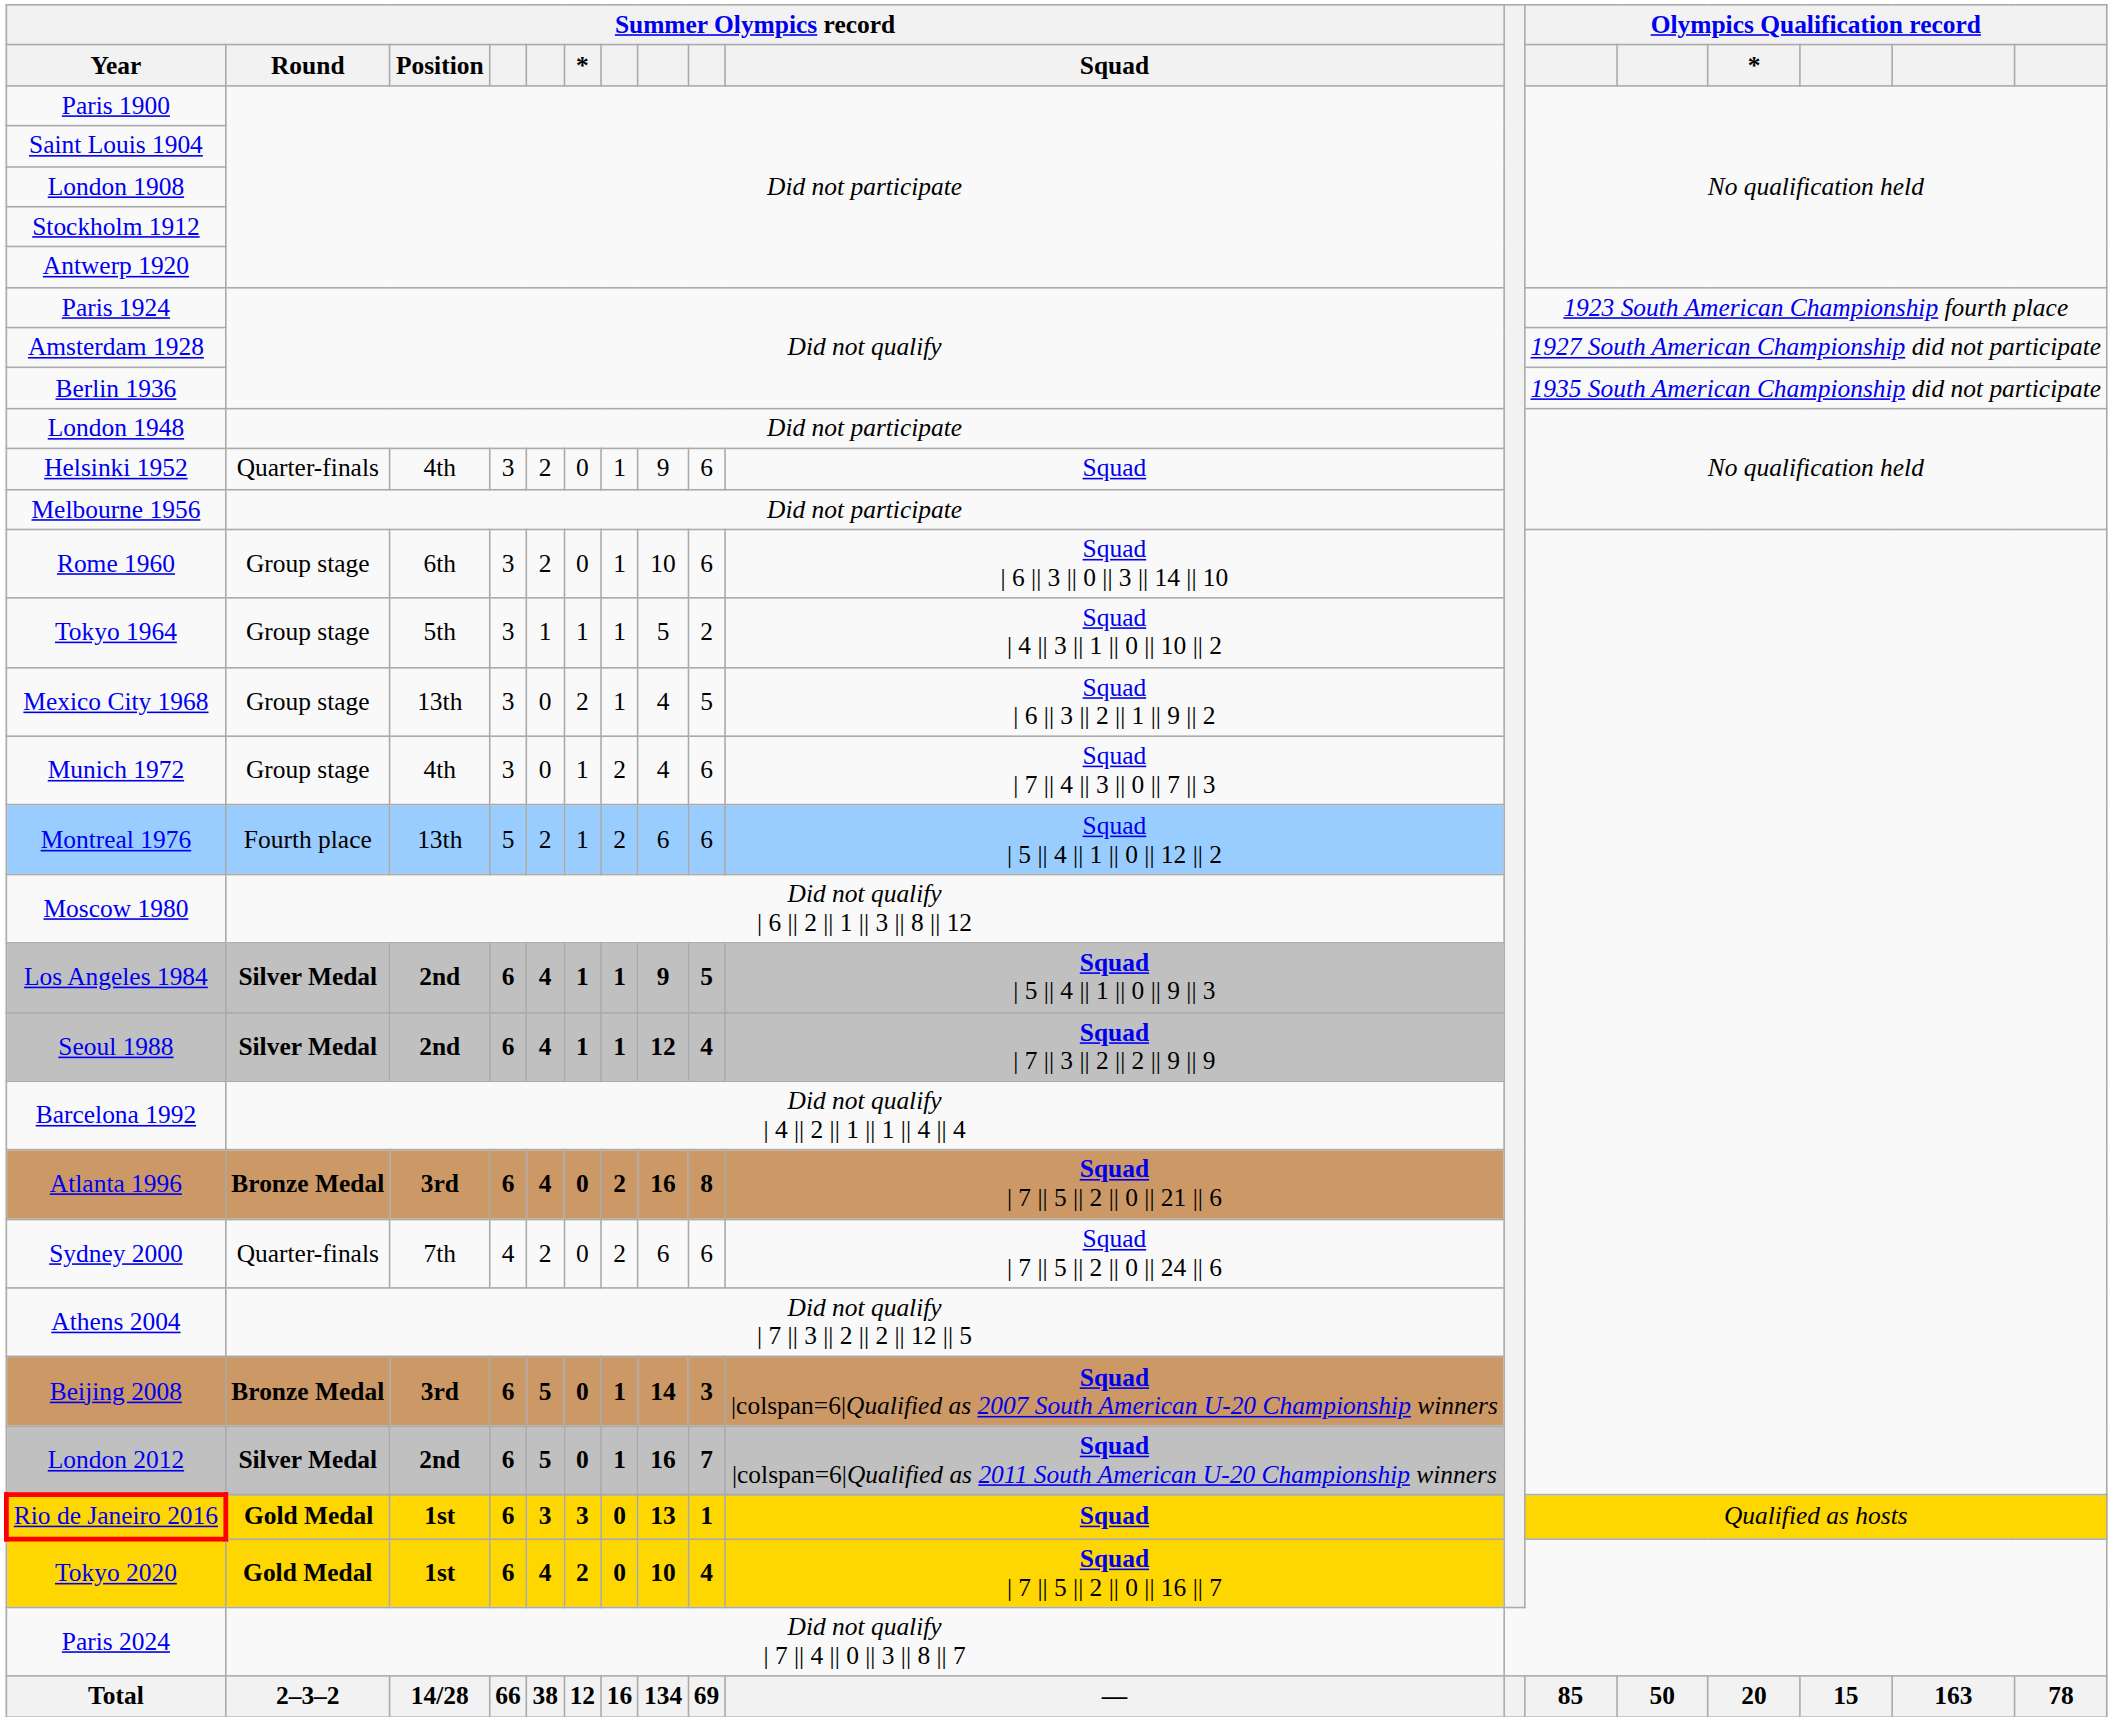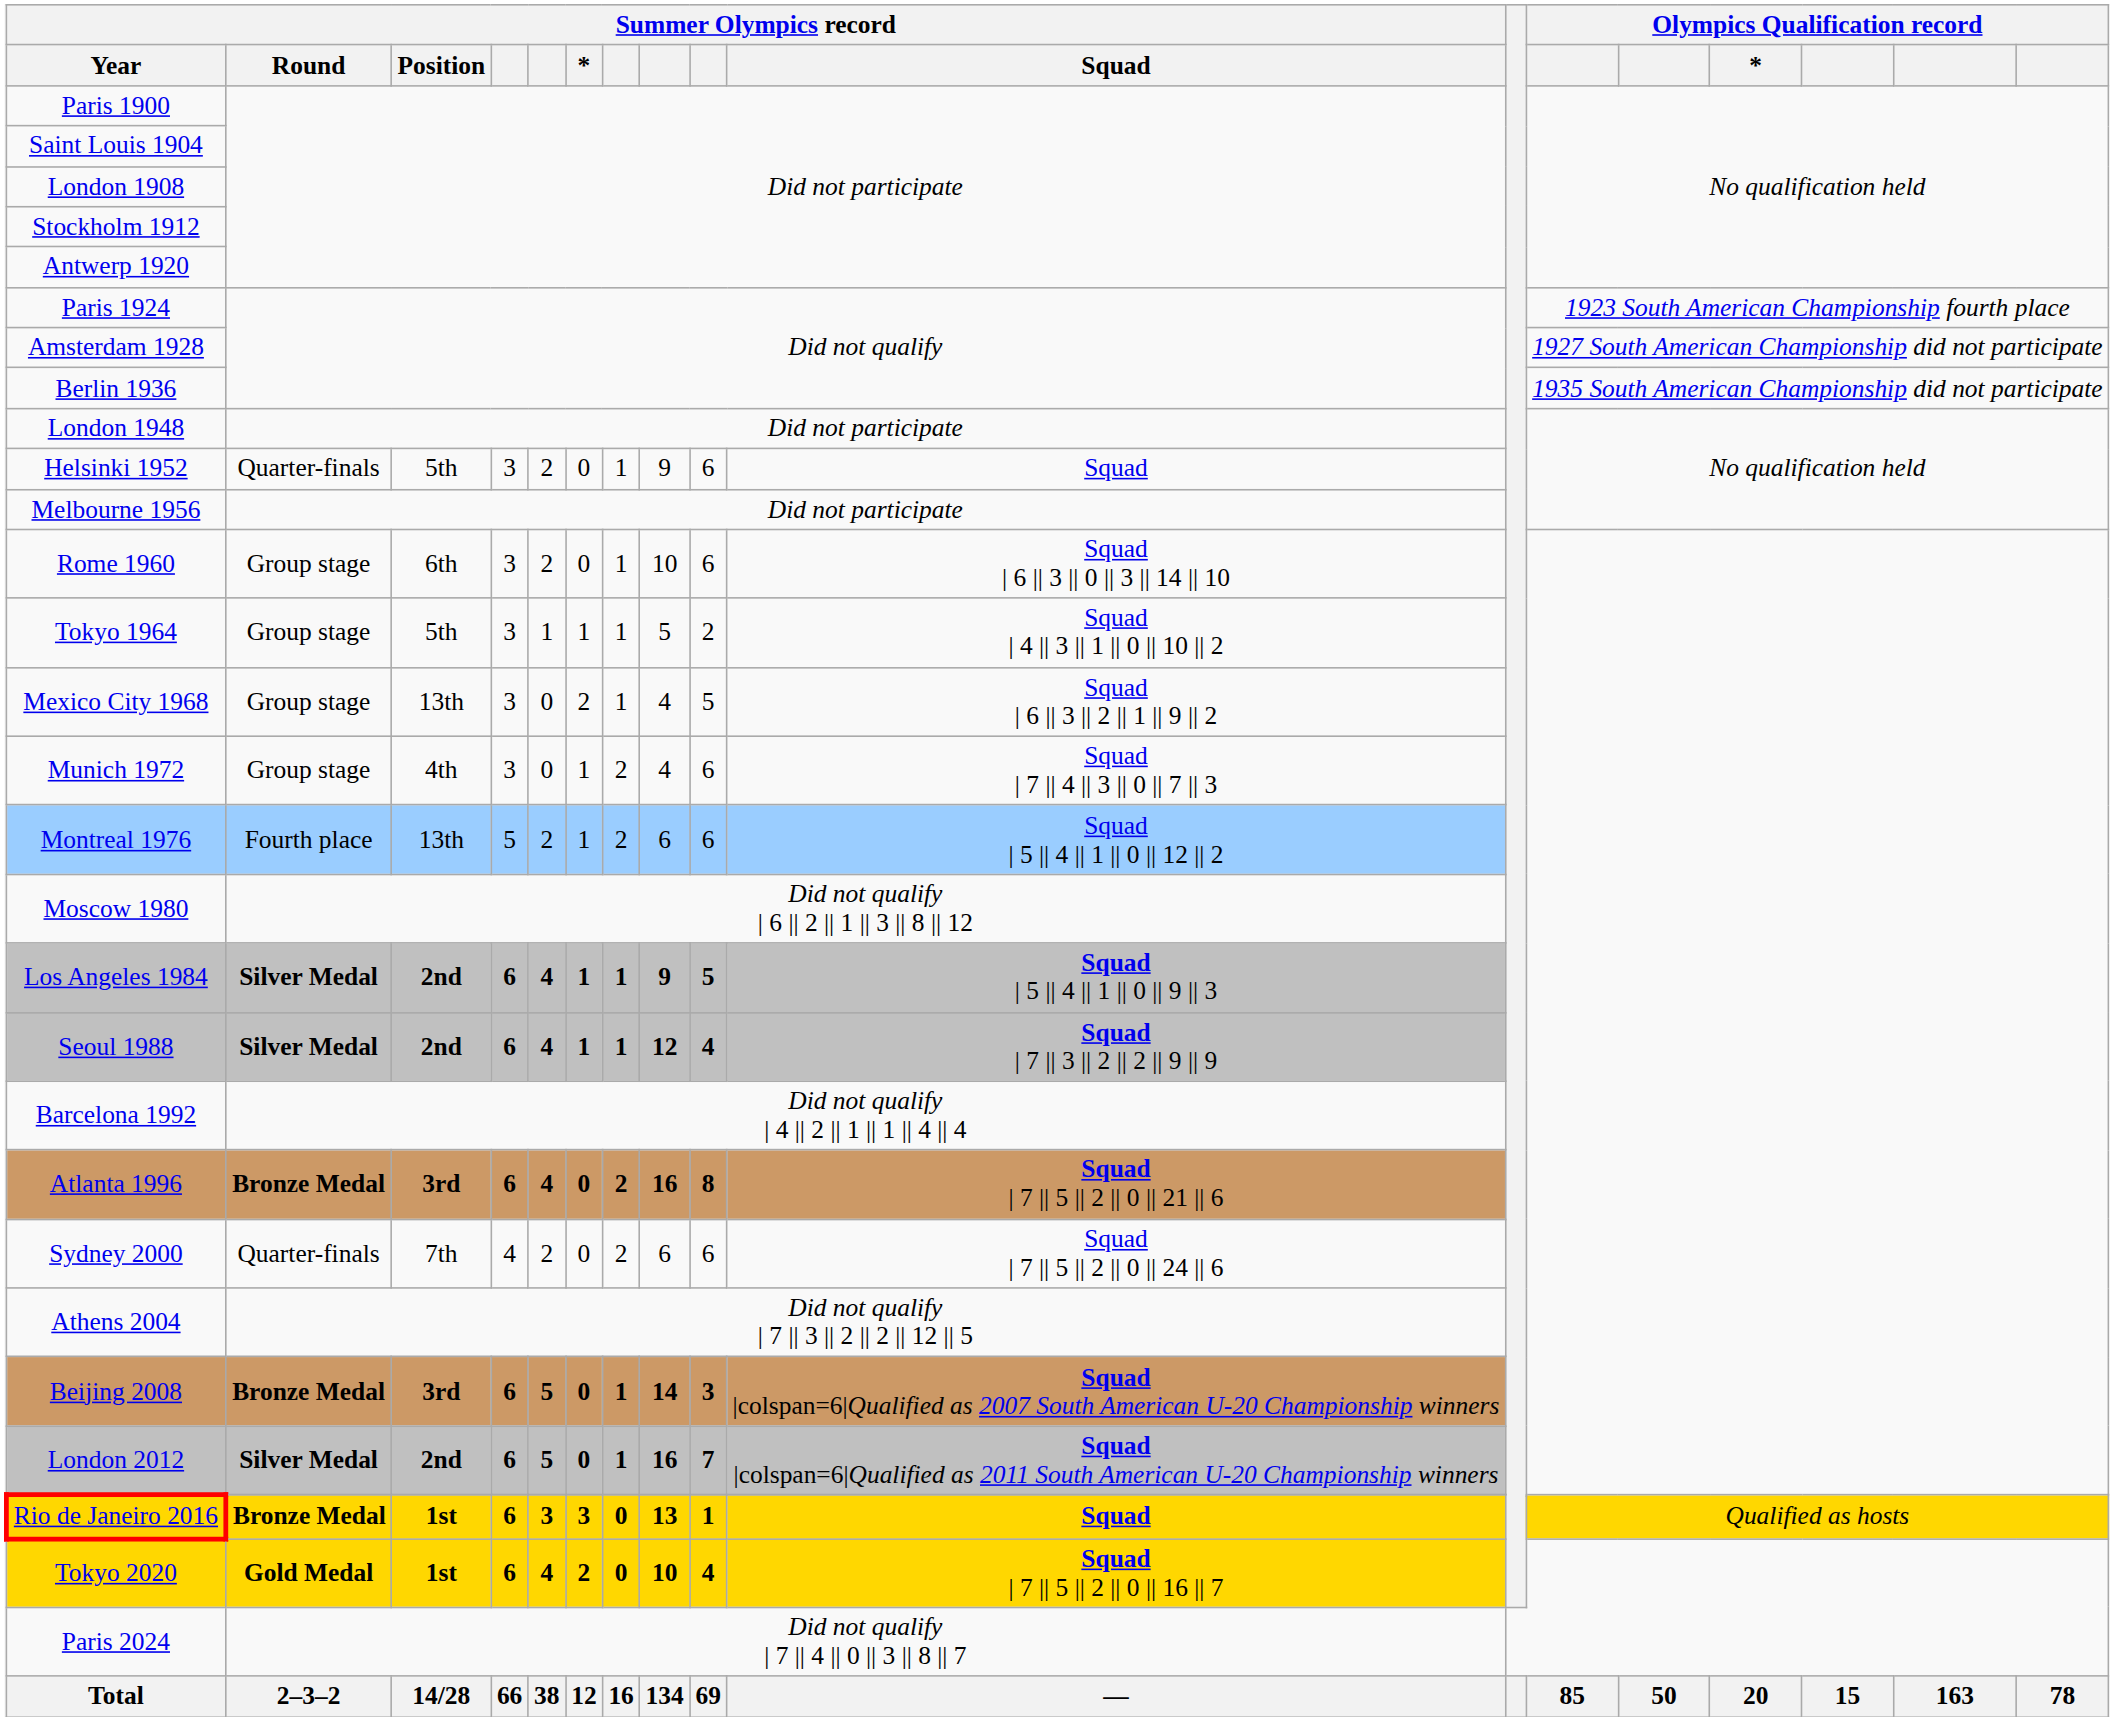(440, 468) 4th -> (441, 468) 5th
(309, 1516) Gold Medal -> (309, 1516) Bronze Medal
